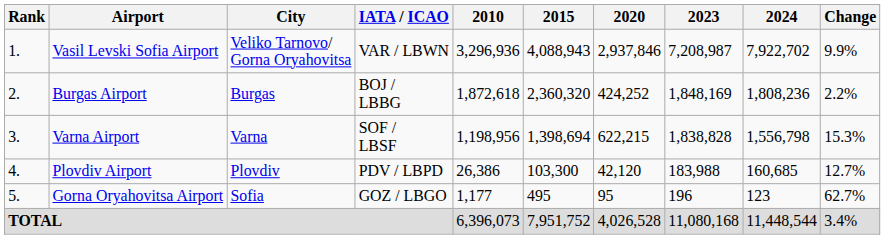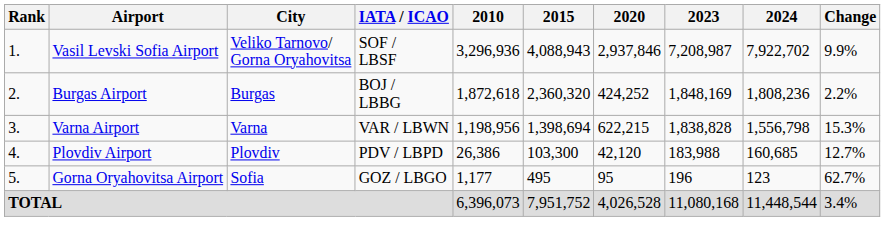(404, 51) VAR / LBWN -> (378, 51) SOF / LBSF
(378, 136) SOF / LBSF -> (404, 128) VAR / LBWN
